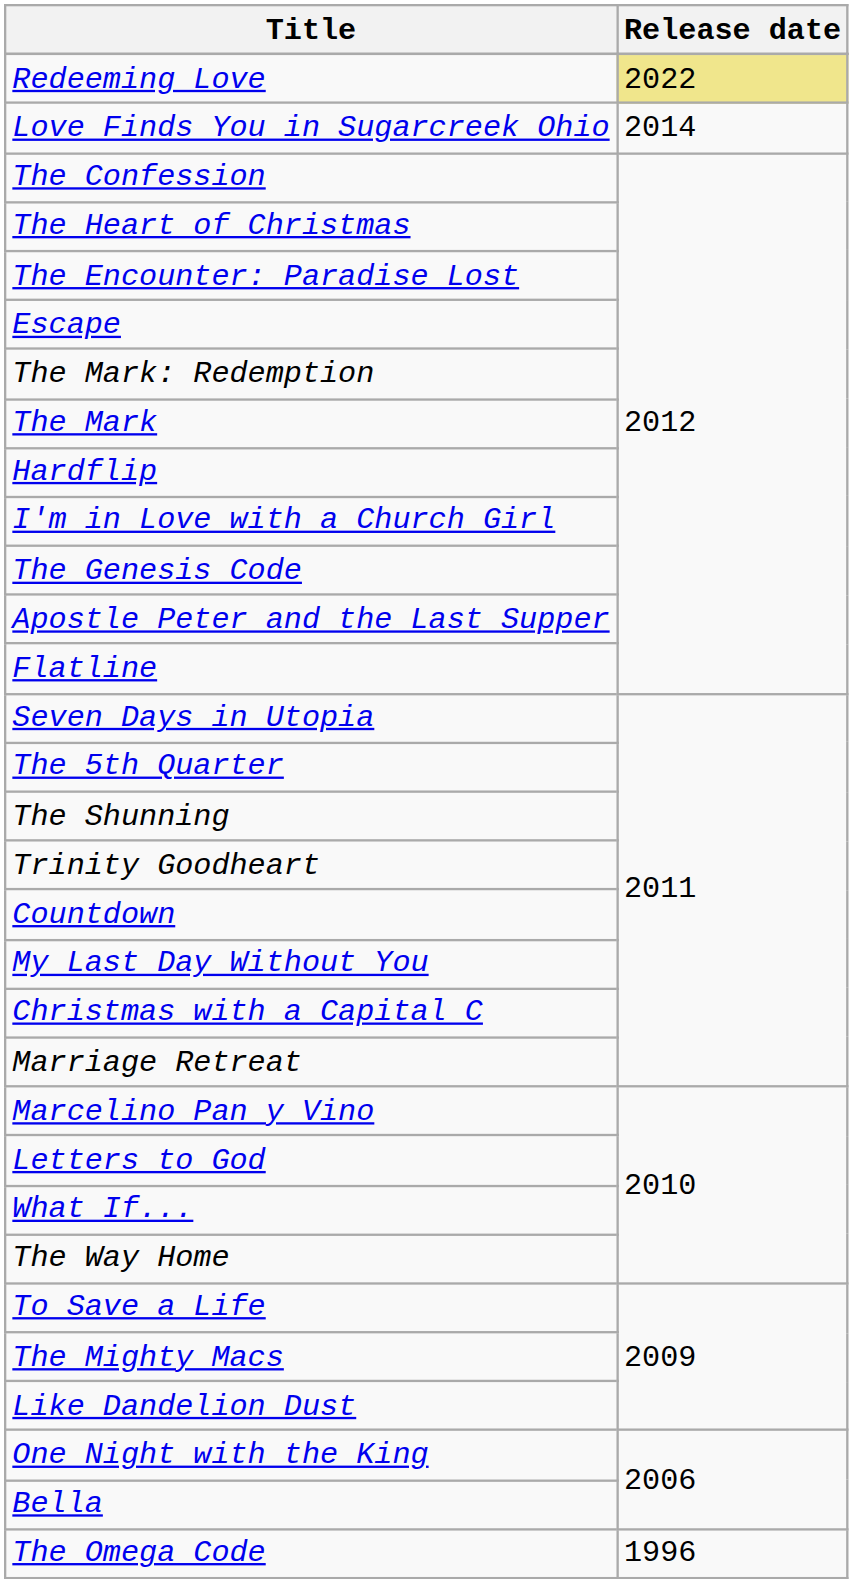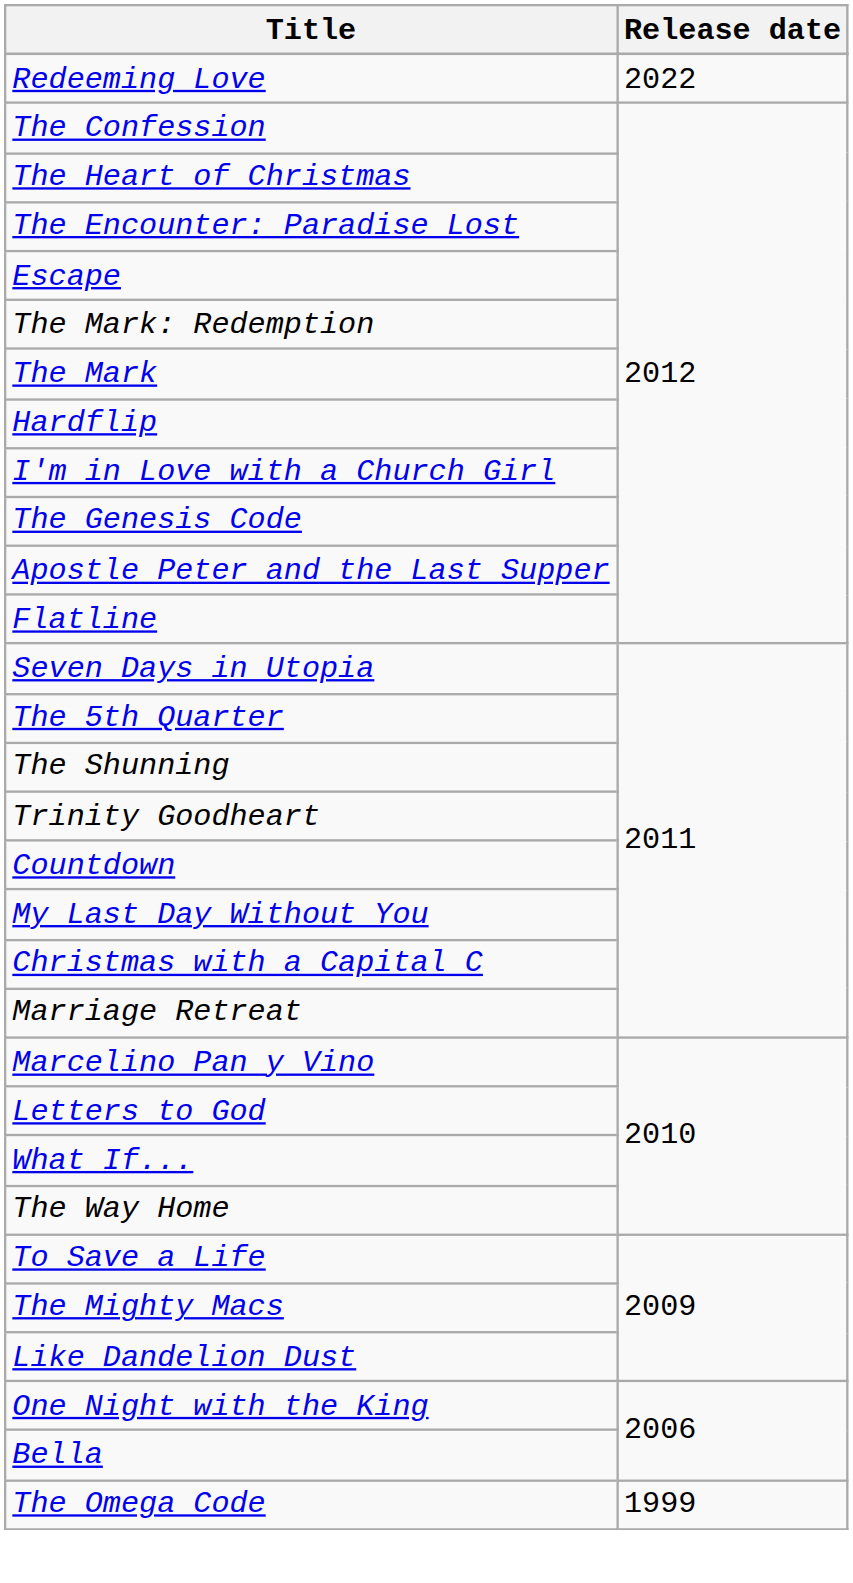(660, 79) khaki background -> (660, 79) no background
- row: (311, 128)
(660, 1554) 1996 -> (660, 1504) 1999
